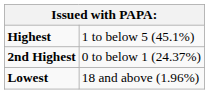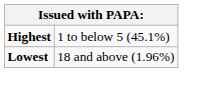- row: (42, 57)
